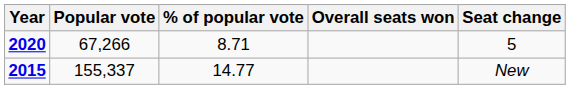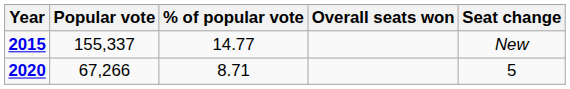rows swapped: (27, 71) <-> (27, 44)
